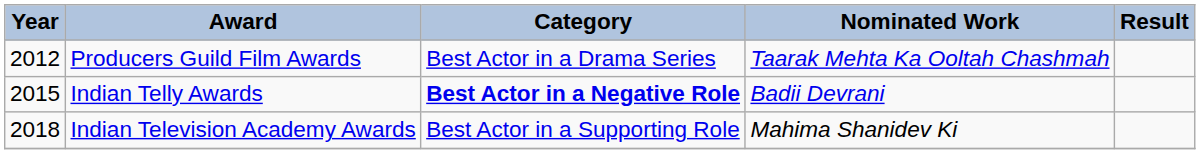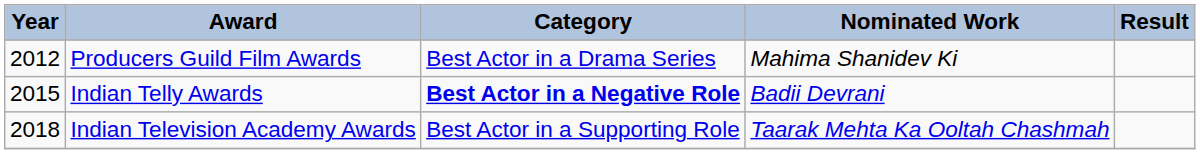(930, 58) Taarak Mehta Ka Ooltah Chashmah -> (854, 58) Mahima Shanidev Ki
(854, 129) Mahima Shanidev Ki -> (930, 129) Taarak Mehta Ka Ooltah Chashmah
